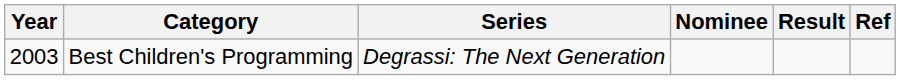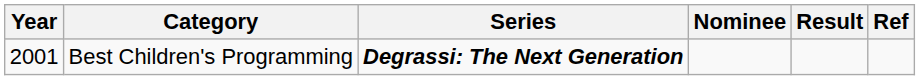(34, 56) 2003 -> (34, 56) 2001
(514, 56) normal -> (523, 56) bold
